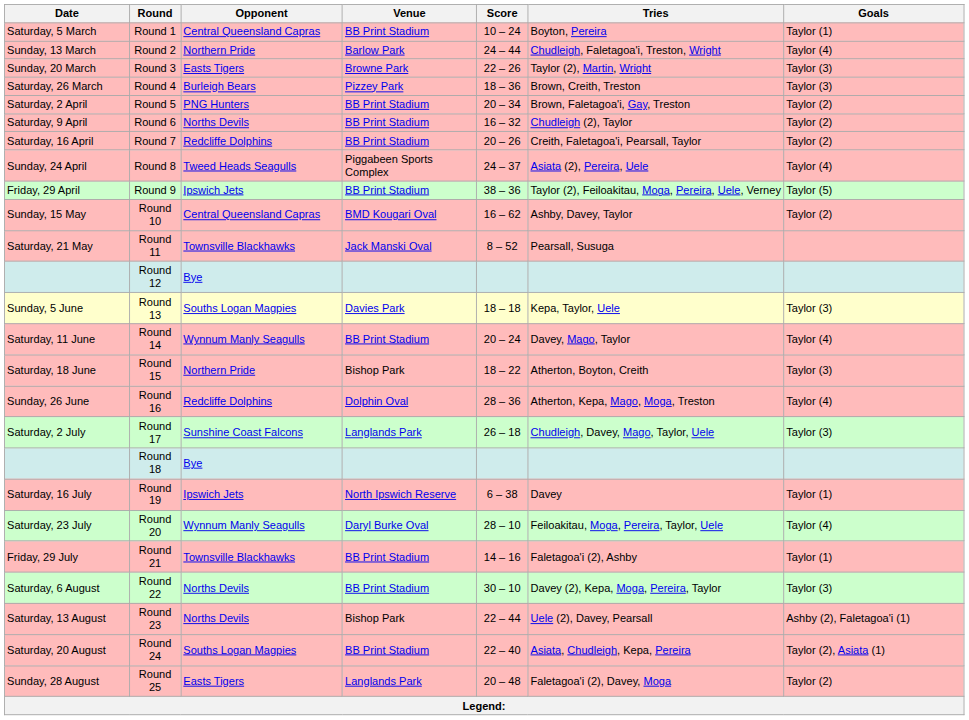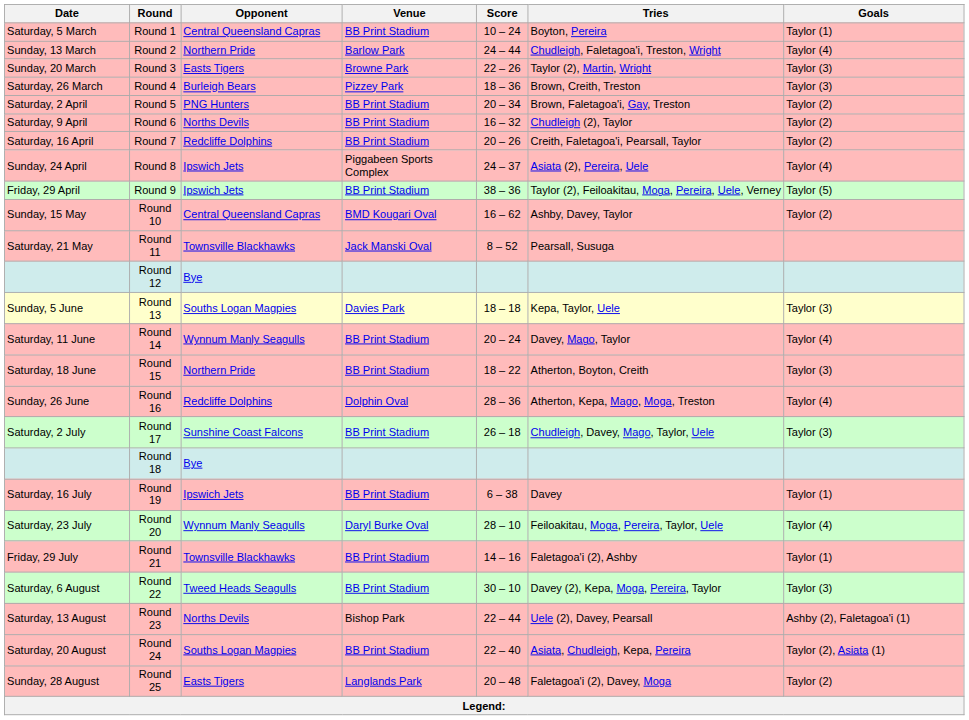(240, 166) Tweed Heads Seagulls -> (213, 166) Ipswich Jets
(375, 370) Bishop Park -> (387, 370) BB Print Stadium
(383, 432) Langlands Park -> (387, 432) BB Print Stadium
(401, 495) North Ipswich Reserve -> (387, 495) BB Print Stadium
(216, 588) Norths Devils -> (240, 588) Tweed Heads Seagulls
